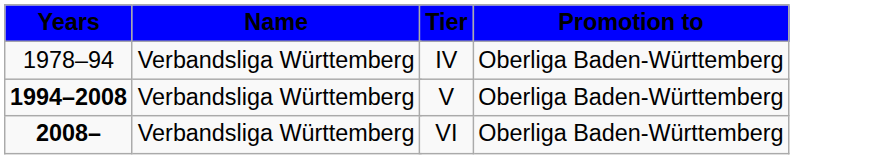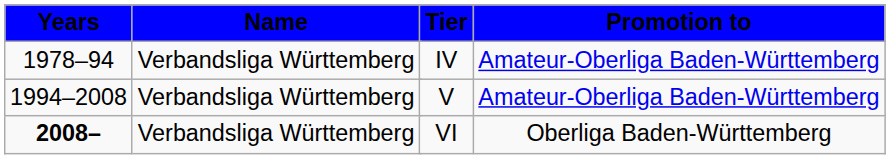(631, 60) Oberliga Baden-Württemberg -> (679, 60) Amateur-Oberliga Baden-Württemberg
(69, 97) bold -> (69, 97) normal
(631, 97) Oberliga Baden-Württemberg -> (679, 97) Amateur-Oberliga Baden-Württemberg
